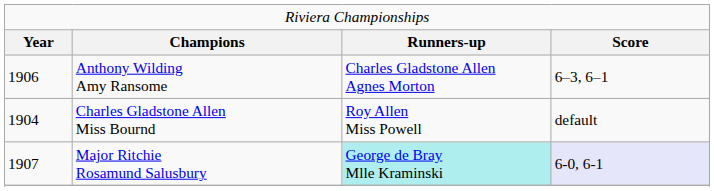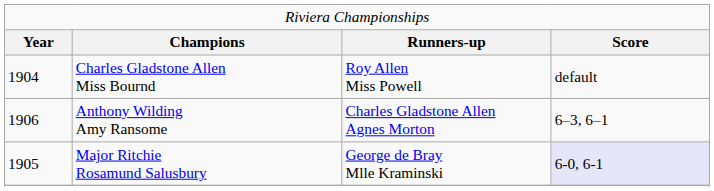rows swapped: (151, 120) <-> (129, 77)
(23, 164) 1907 -> (23, 164) 1905
(394, 164) paleturquoise background -> (394, 164) no background
